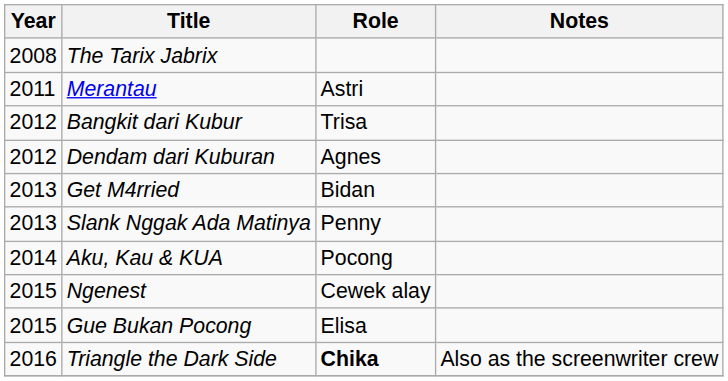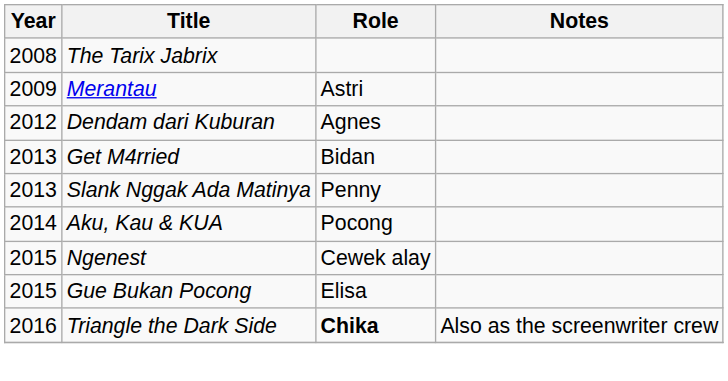(32, 88) 2011 -> (33, 88) 2009
- row: (154, 122)
